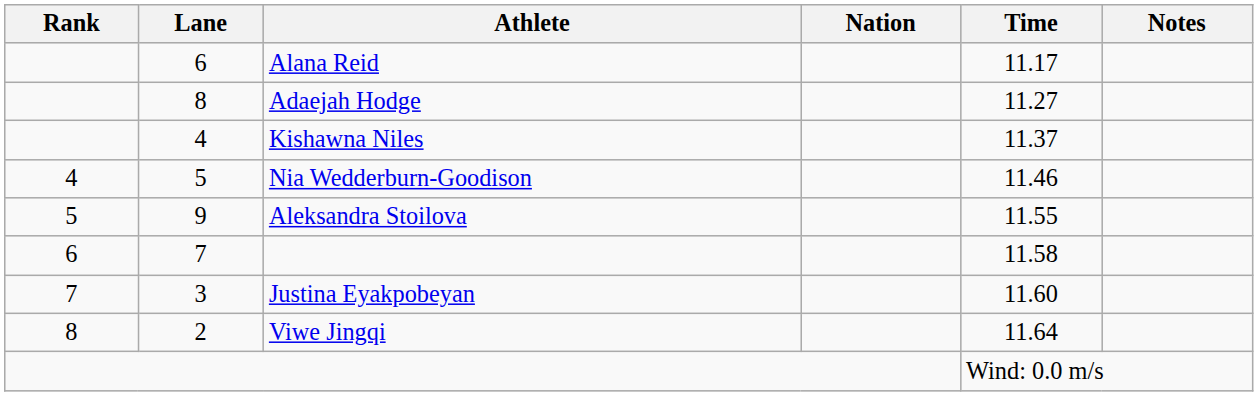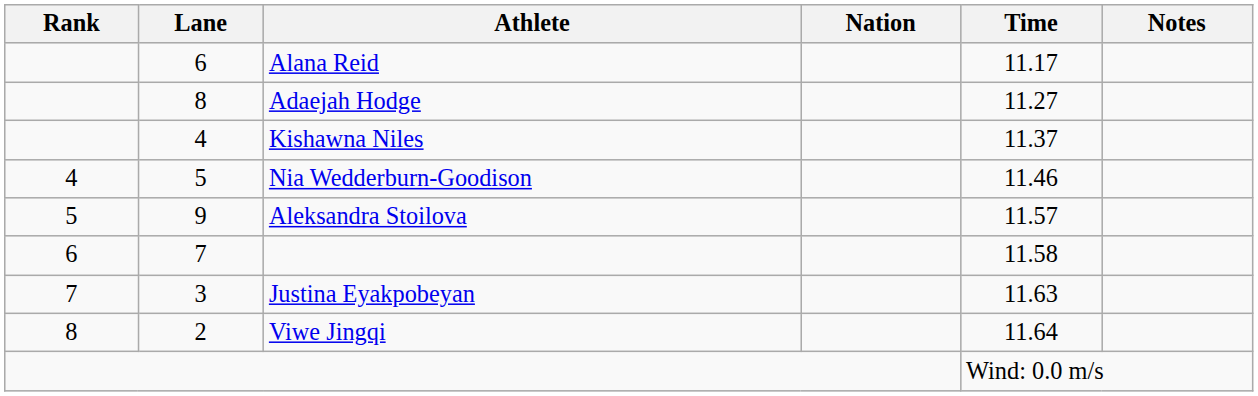(1031, 216) 11.55 -> (1031, 216) 11.57
(1031, 293) 11.60 -> (1031, 293) 11.63
